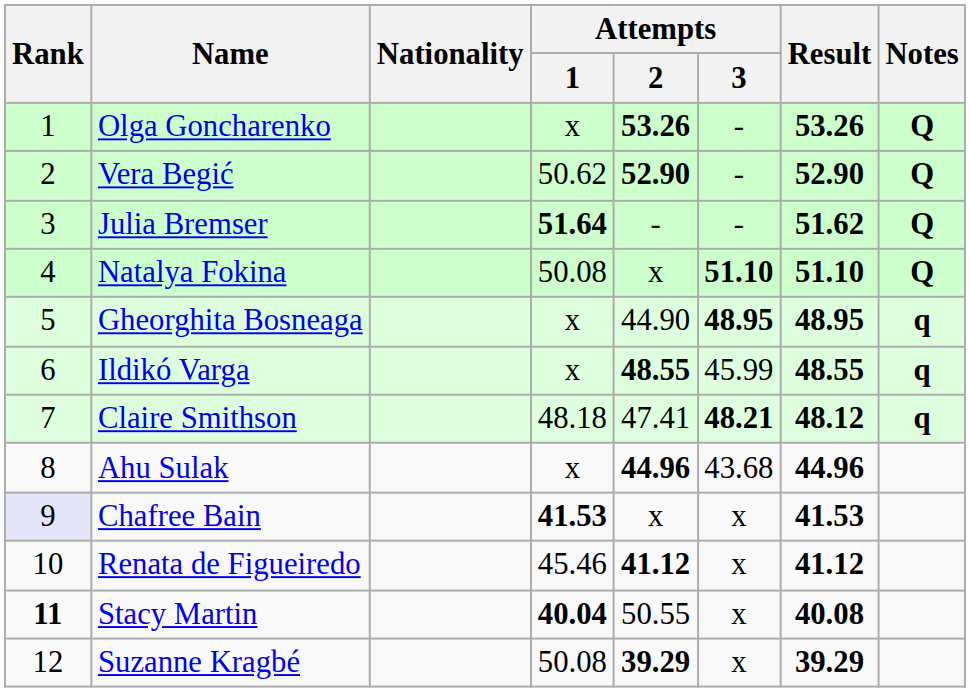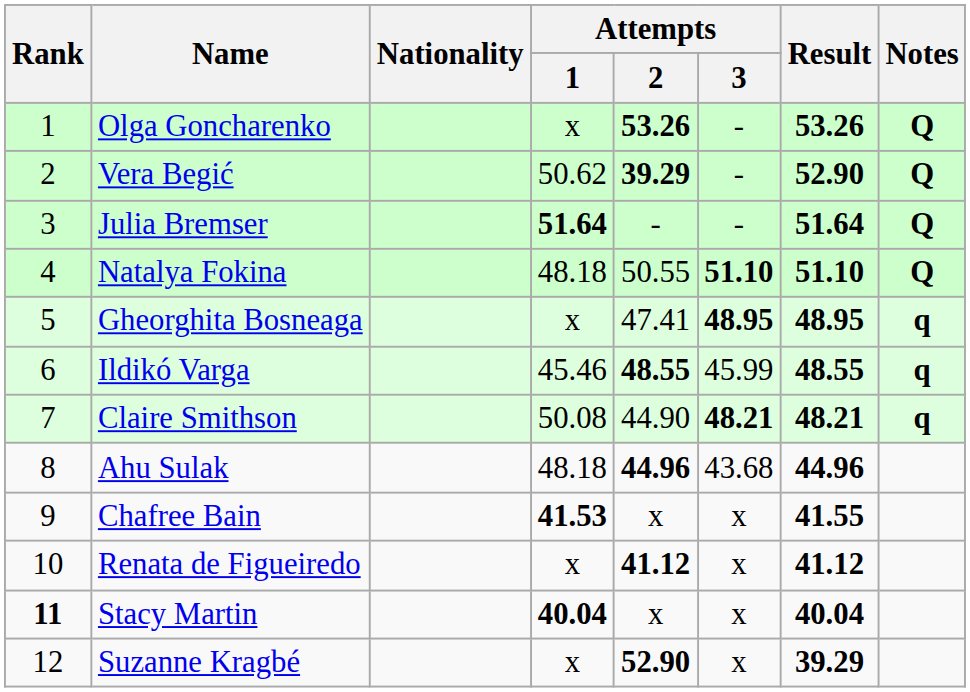(656, 175) 52.90 -> (656, 175) 39.29
(829, 223) 51.62 -> (829, 223) 51.64
(572, 272) 50.08 -> (572, 272) 48.18
(656, 272) x -> (656, 272) 50.55
(656, 321) 44.90 -> (656, 321) 47.41
(572, 369) x -> (572, 369) 45.46
(572, 418) 48.18 -> (572, 418) 50.08
(656, 418) 47.41 -> (656, 418) 44.90
(829, 418) 48.12 -> (829, 418) 48.21
(572, 467) x -> (572, 467) 48.18
(48, 516) lavender background -> (48, 516) no background
(829, 516) 41.53 -> (829, 516) 41.55
(572, 564) 45.46 -> (572, 564) x
(656, 613) 50.55 -> (656, 613) x
(829, 613) 40.08 -> (829, 613) 40.04
(572, 662) 50.08 -> (572, 662) x
(656, 662) 39.29 -> (656, 662) 52.90
